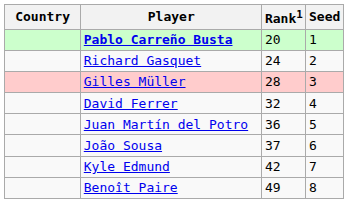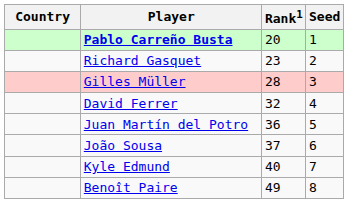(273, 61) 24 -> (273, 61) 23
(273, 167) 42 -> (273, 167) 40
